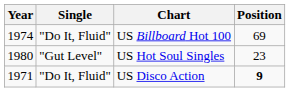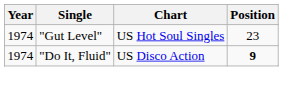- row: (174, 35)
(20, 55) 1980 -> (20, 35) 1974
(20, 76) 1971 -> (20, 55) 1974
